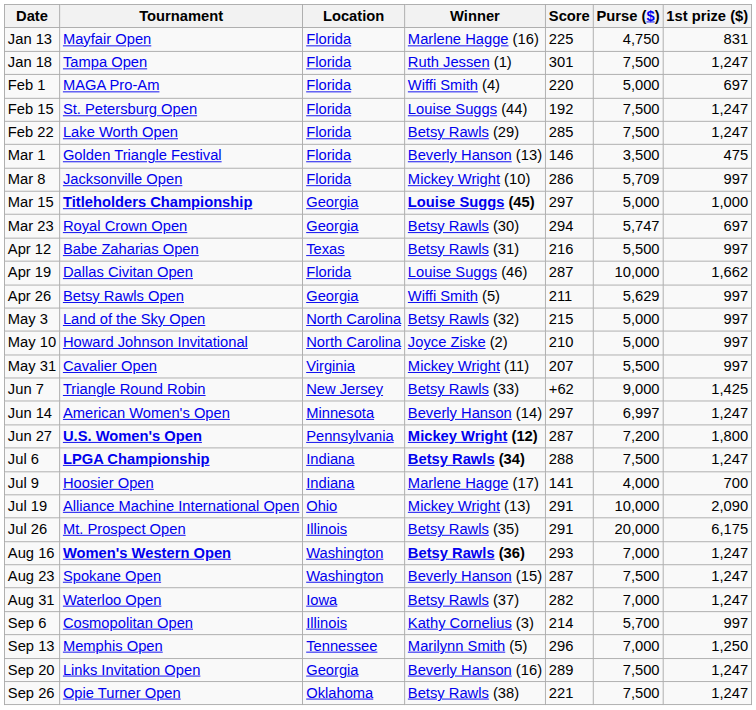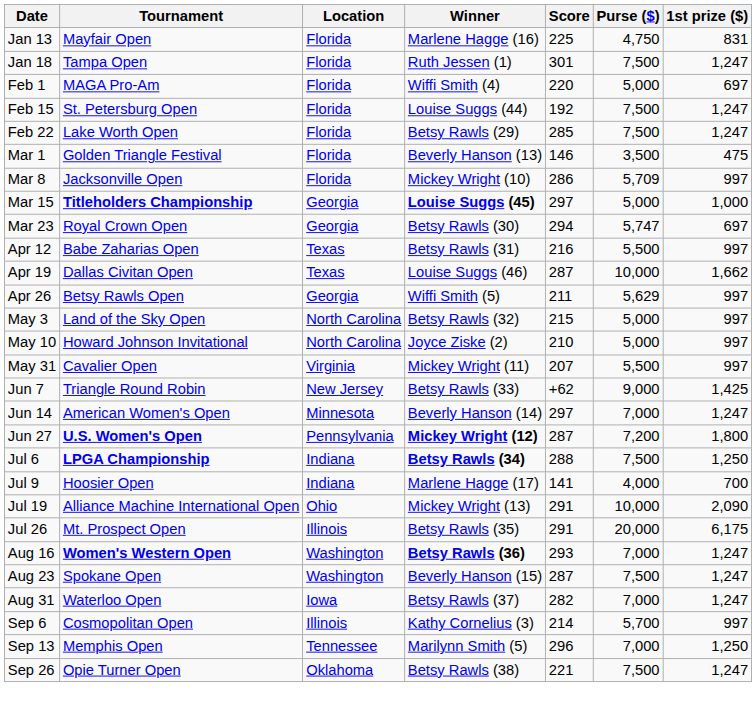(329, 272) Florida -> (325, 272) Texas
(641, 413) 6,997 -> (641, 413) 7,000
(730, 459) 1,247 -> (730, 459) 1,250
- row: (31, 669)
